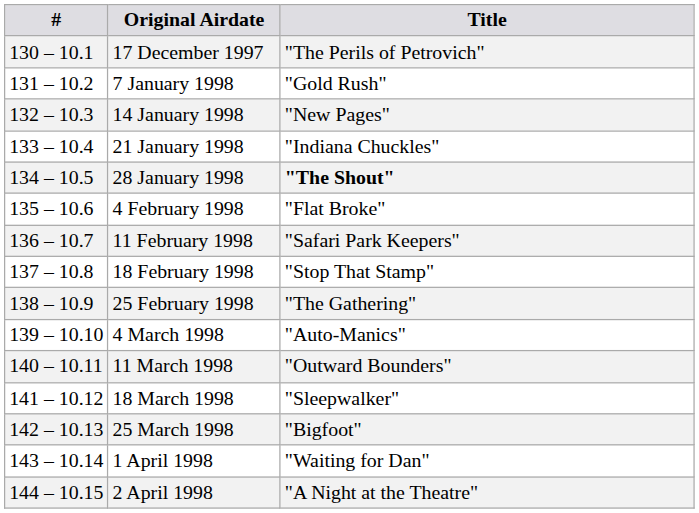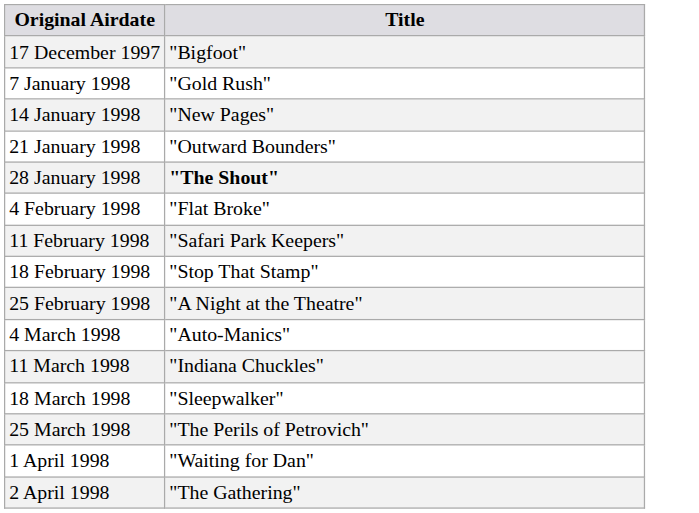- column: (56, 20)
(385, 51) "The Perils of Petrovich" -> (208, 51) "Bigfoot"
(362, 146) "Indiana Chuckles" -> (253, 146) "Outward Bounders"
(351, 303) "The Gathering" -> (266, 303) "A Night at the Theatre"
(368, 366) "Outward Bounders" -> (247, 366) "Indiana Chuckles"
(323, 429) "Bigfoot" -> (269, 429) "The Perils of Petrovich"
(381, 492) "A Night at the Theatre" -> (235, 492) "The Gathering"
